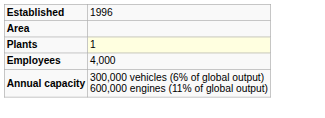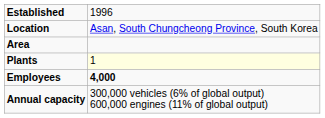+ row: (28, 28)
(103, 61) normal -> (103, 77) bold
